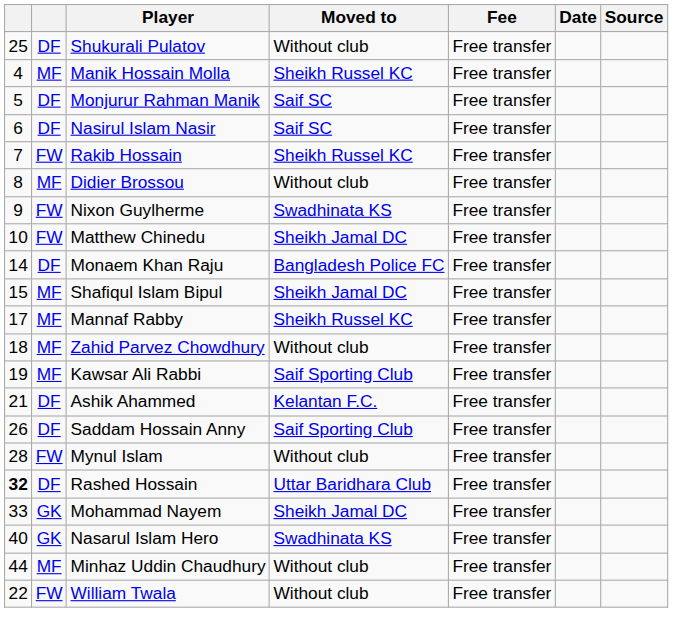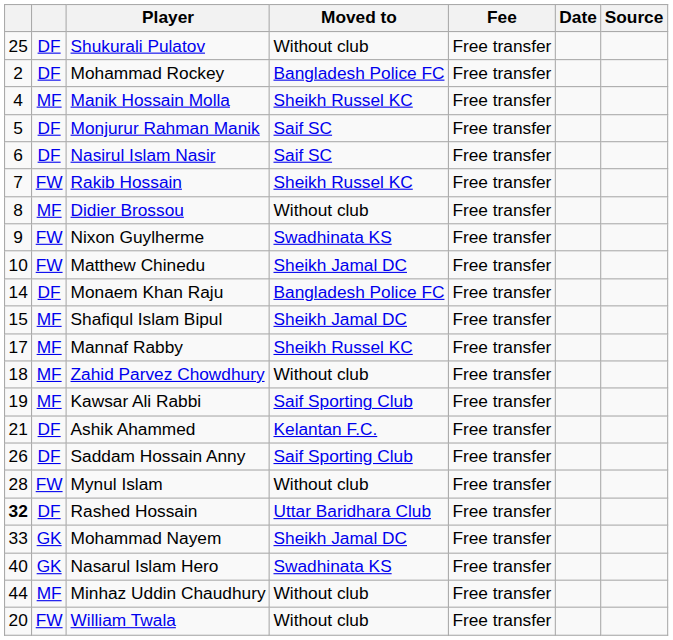+ row: (147, 73)
(18, 593) 22 -> (18, 621) 20
